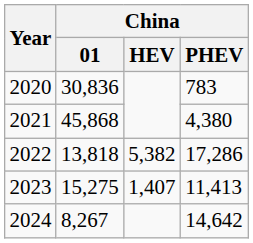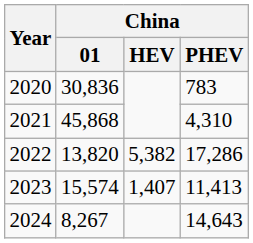(209, 120) 4,380 -> (209, 120) 4,310
(90, 154) 13,818 -> (90, 154) 13,820
(90, 187) 15,275 -> (90, 187) 15,574
(214, 220) 14,642 -> (214, 220) 14,643
